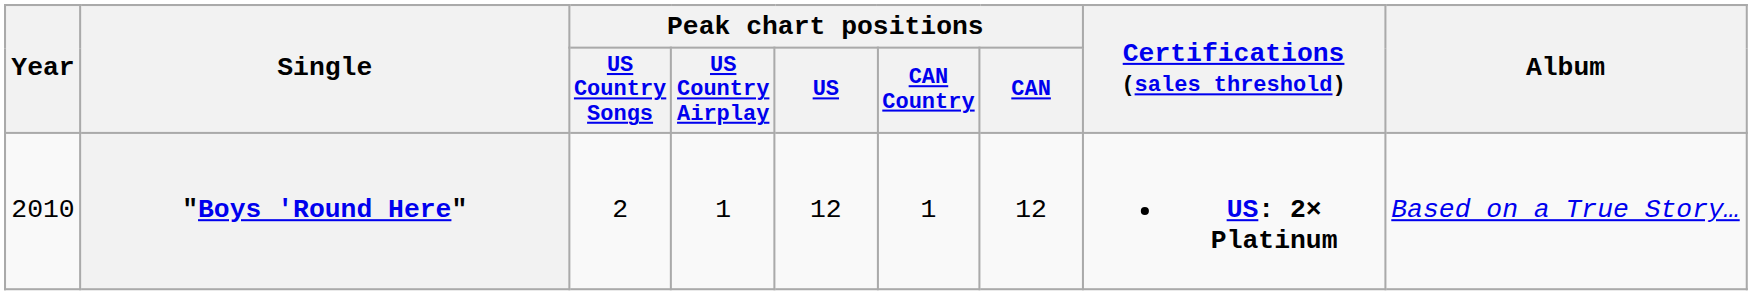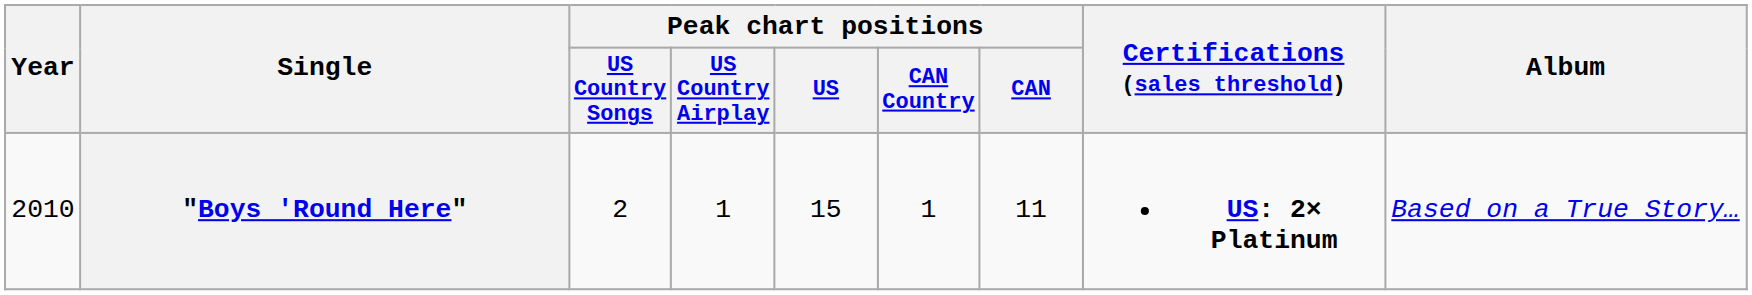(826, 210) 12 -> (826, 210) 15
(1031, 210) 12 -> (1031, 210) 11
